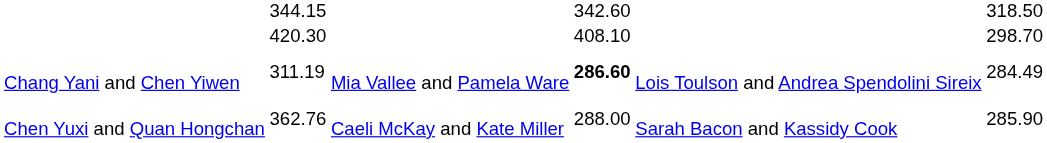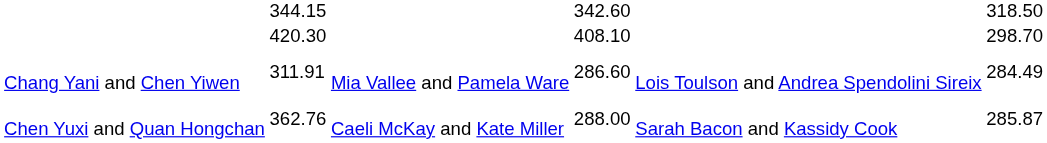(297, 72) 311.19 -> (297, 72) 311.91
(602, 72) bold -> (602, 72) normal
(1015, 118) 285.90 -> (1015, 118) 285.87
